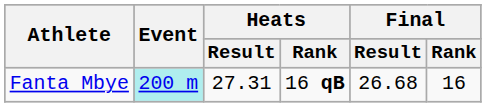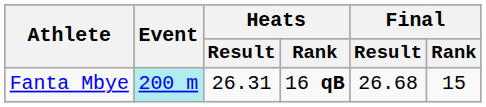(242, 84) 27.31 -> (242, 84) 26.31
(454, 84) 16 -> (454, 84) 15
